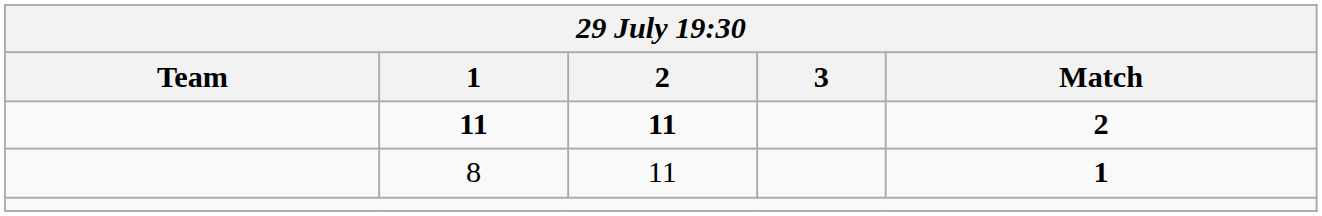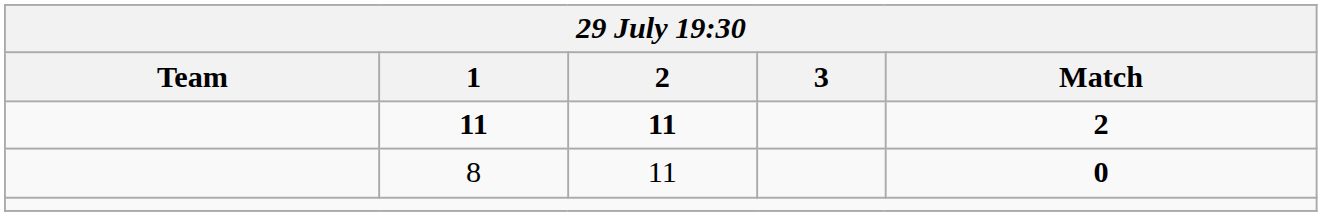(1101, 172) 1 -> (1101, 172) 0
